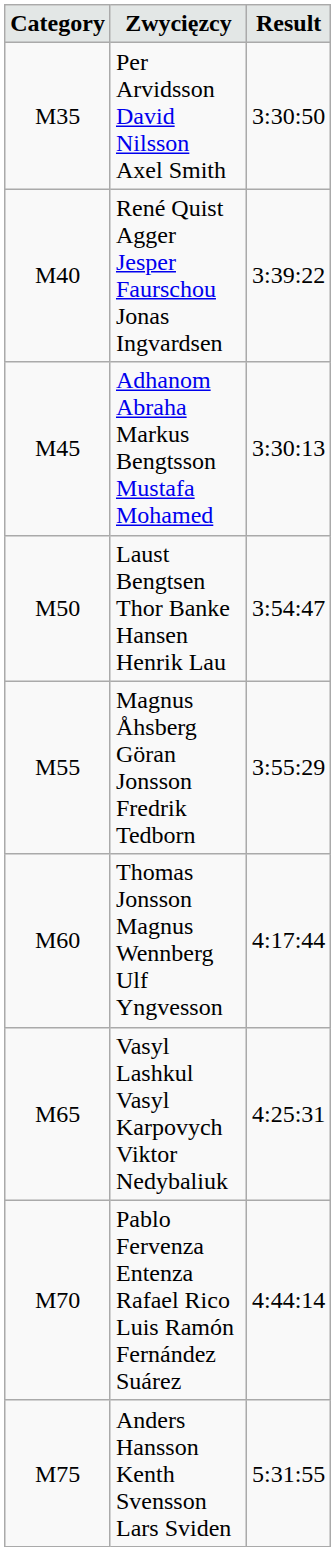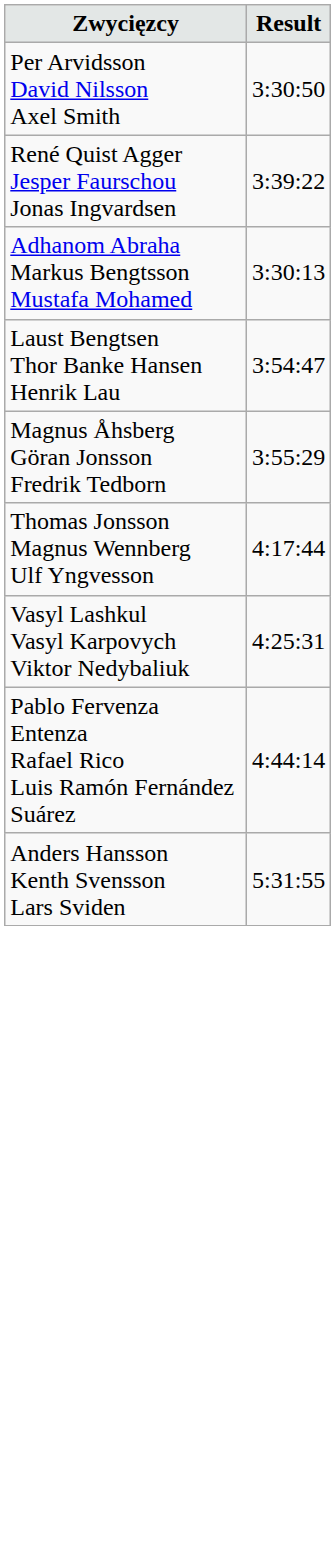- column: (58, 23)
